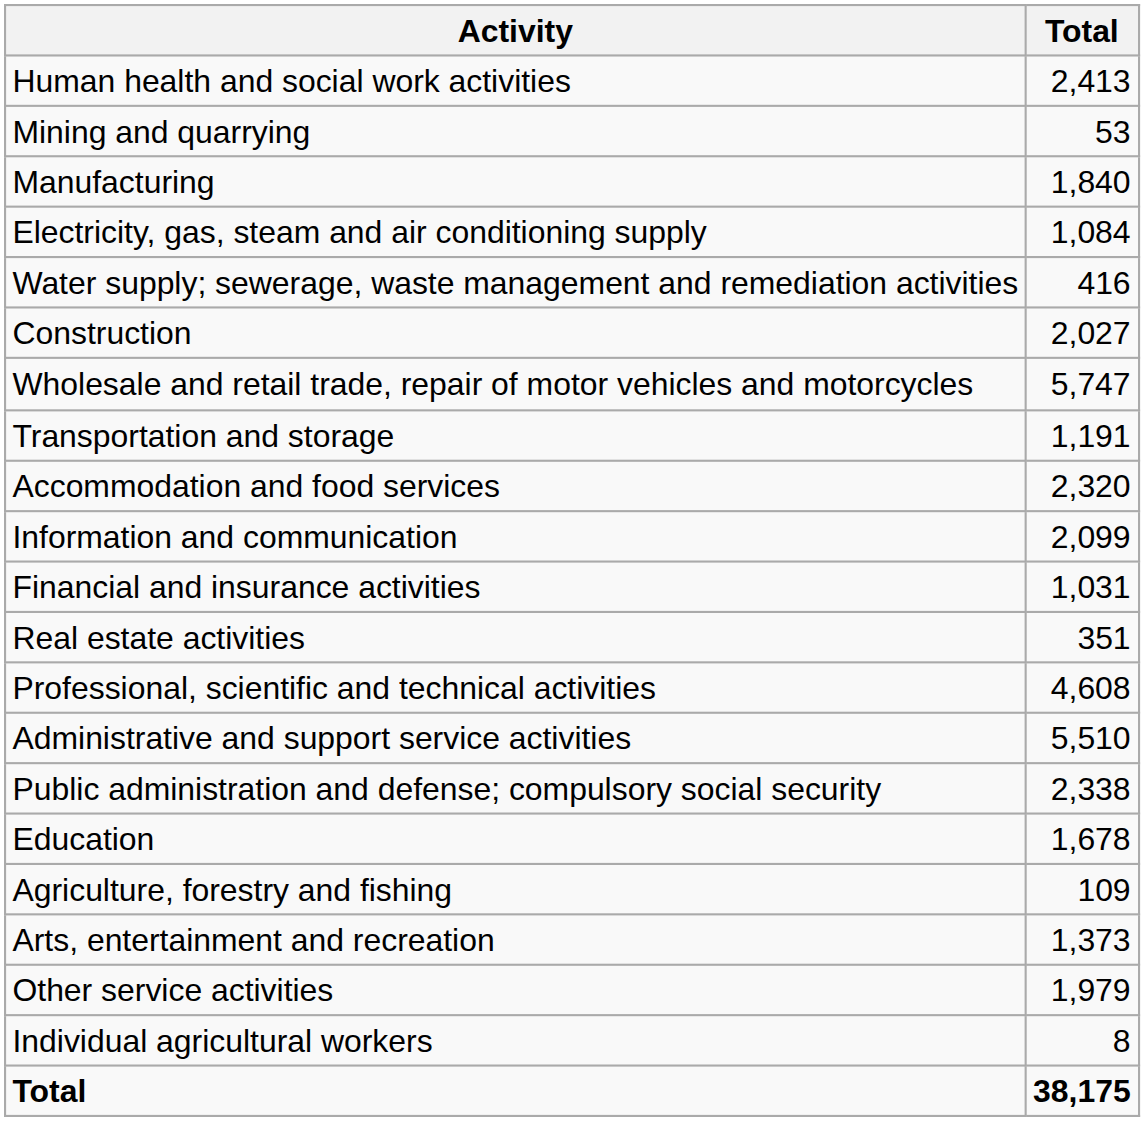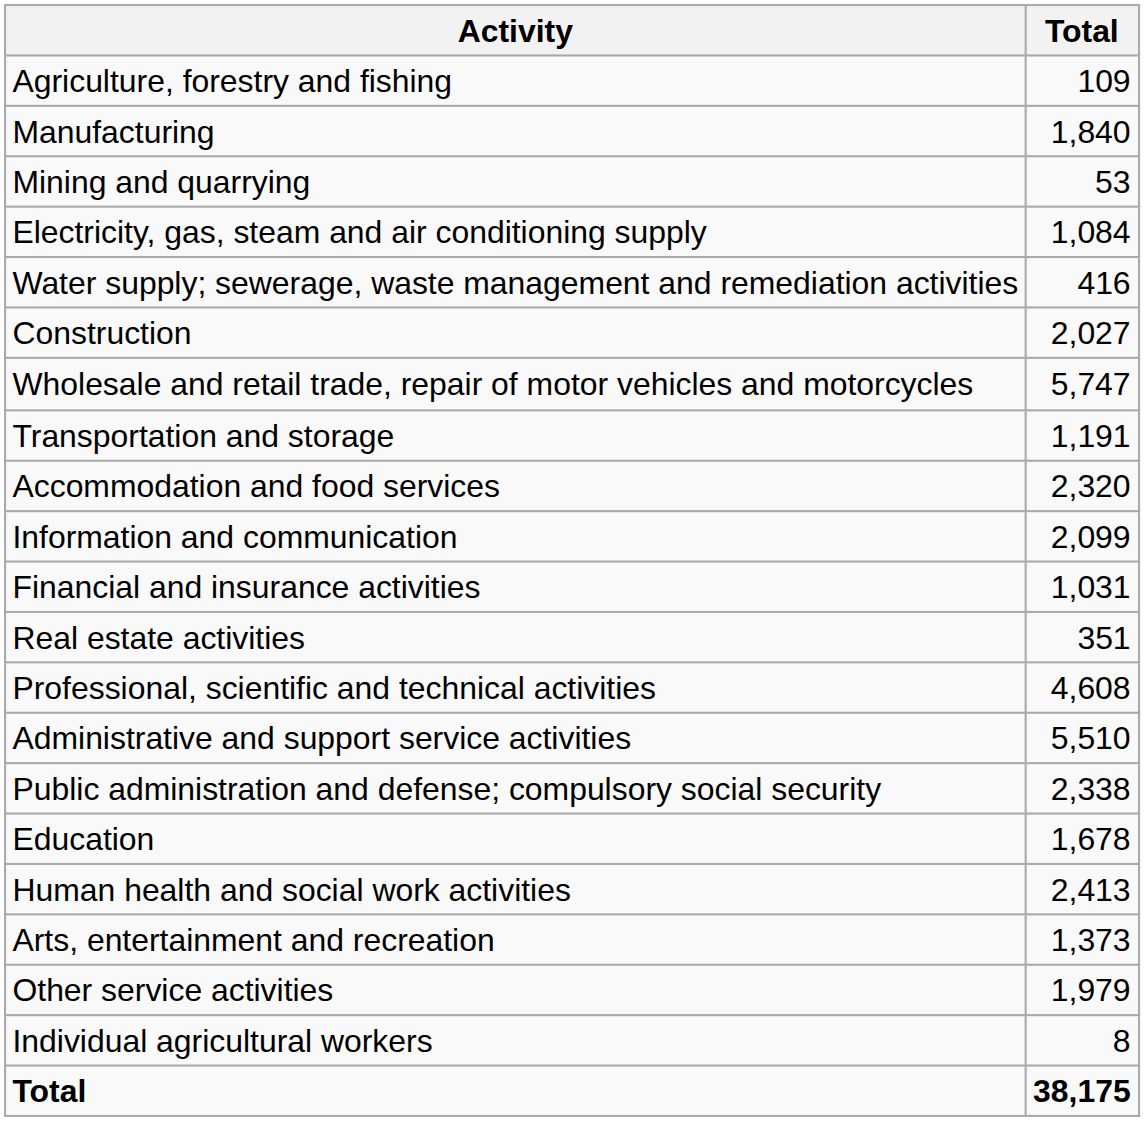rows swapped: (232, 890) <-> (292, 81)
rows swapped: (161, 132) <-> (114, 182)
